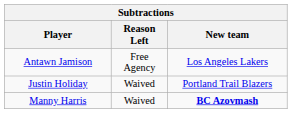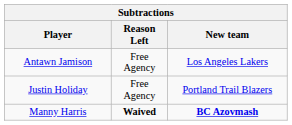(139, 84) Waived -> (139, 90) Free Agency
(139, 100) normal -> (139, 112) bold
